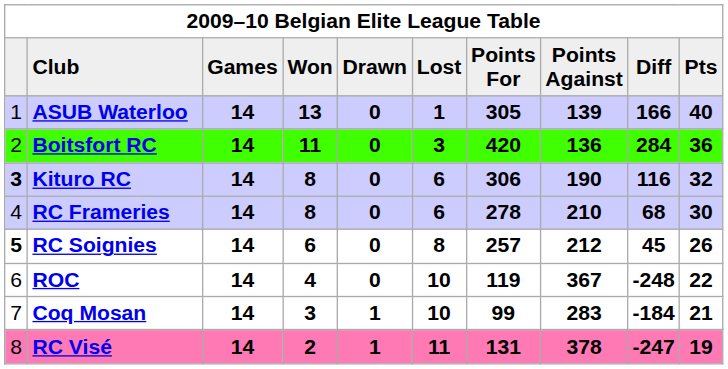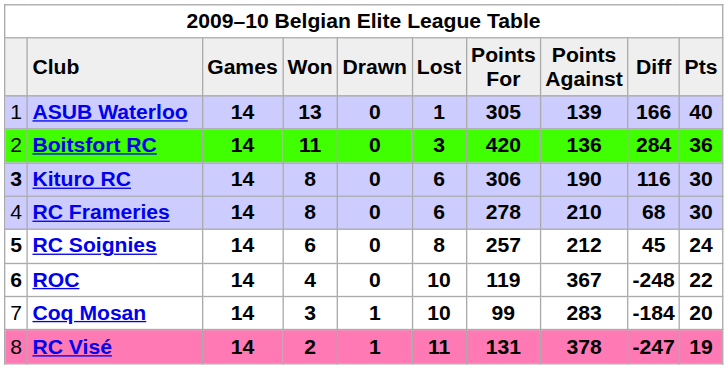(701, 179) 32 -> (701, 179) 30
(701, 246) 26 -> (701, 246) 24
(16, 279) normal -> (16, 279) bold
(701, 313) 21 -> (701, 313) 20
